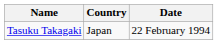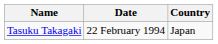columns swapped: (171, 13) <-> (107, 13)
